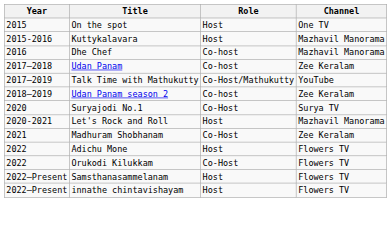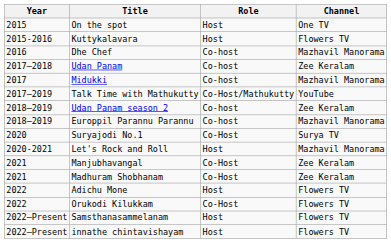(341, 39) Mazhavil Manorama -> (324, 39) Flowers TV
+ row: (89, 80)
+ row: (132, 121)
+ row: (107, 163)
